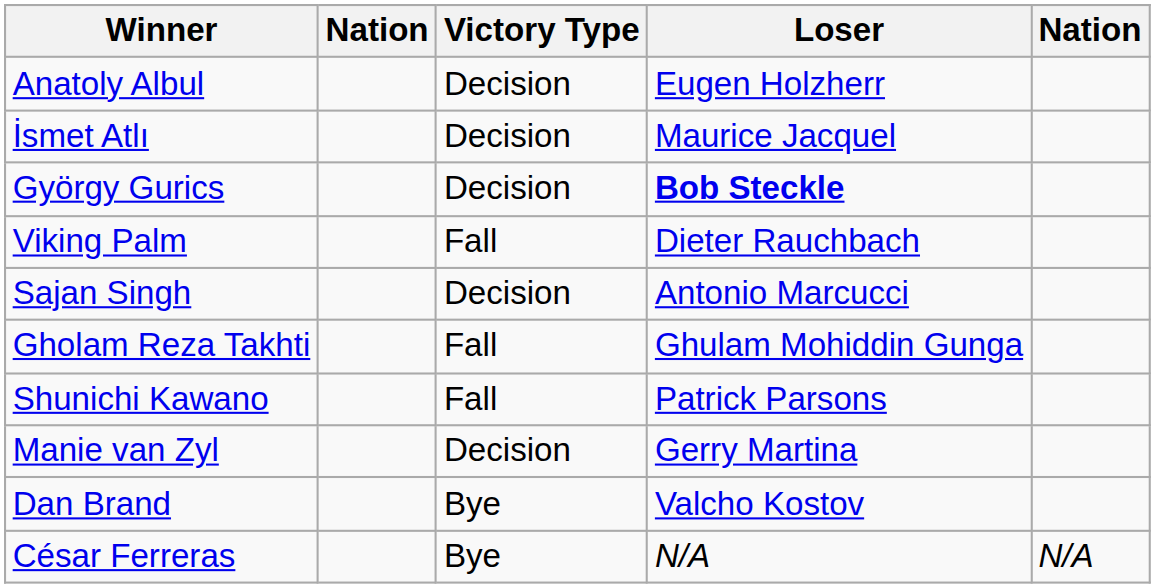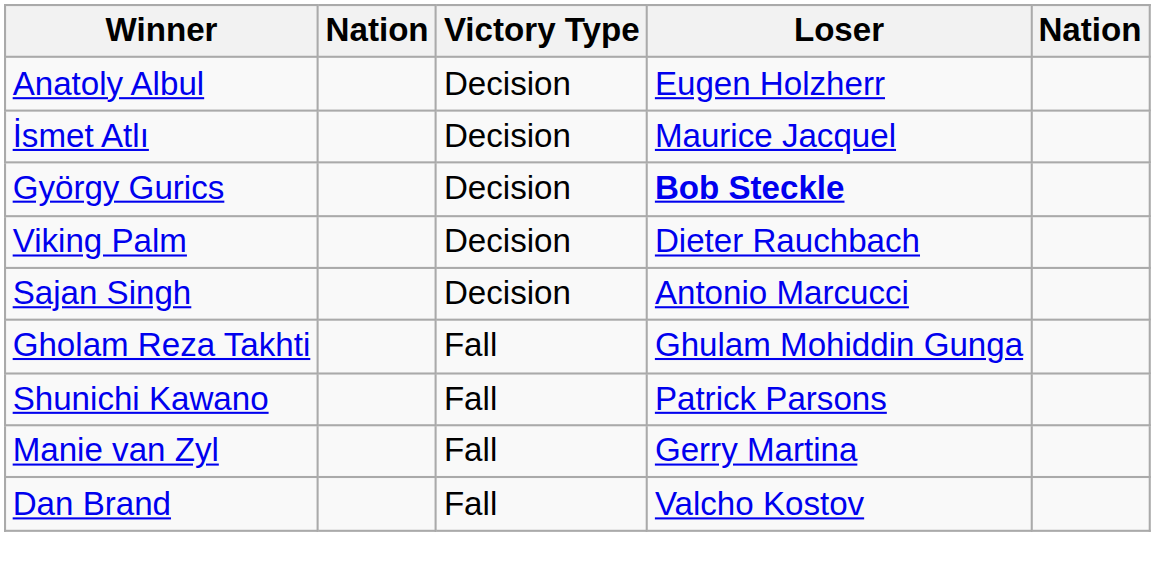(471, 240) Fall -> (507, 240) Decision
(507, 450) Decision -> (471, 450) Fall
(472, 503) Bye -> (471, 503) Fall
- row: (124, 556)
